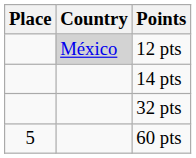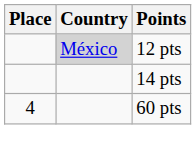- row: (159, 108)
(30, 138) 5 -> (30, 108) 4
